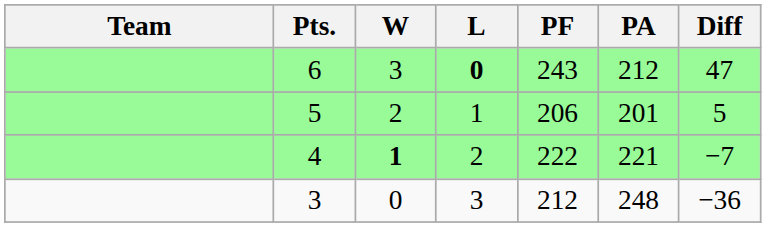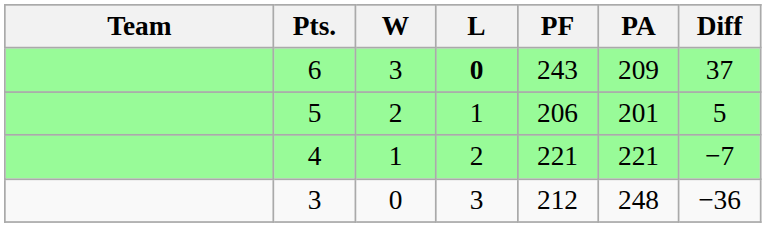(639, 69) 212 -> (639, 69) 209
(720, 69) 47 -> (720, 69) 37
(395, 156) bold -> (395, 156) normal
(558, 156) 222 -> (558, 156) 221
